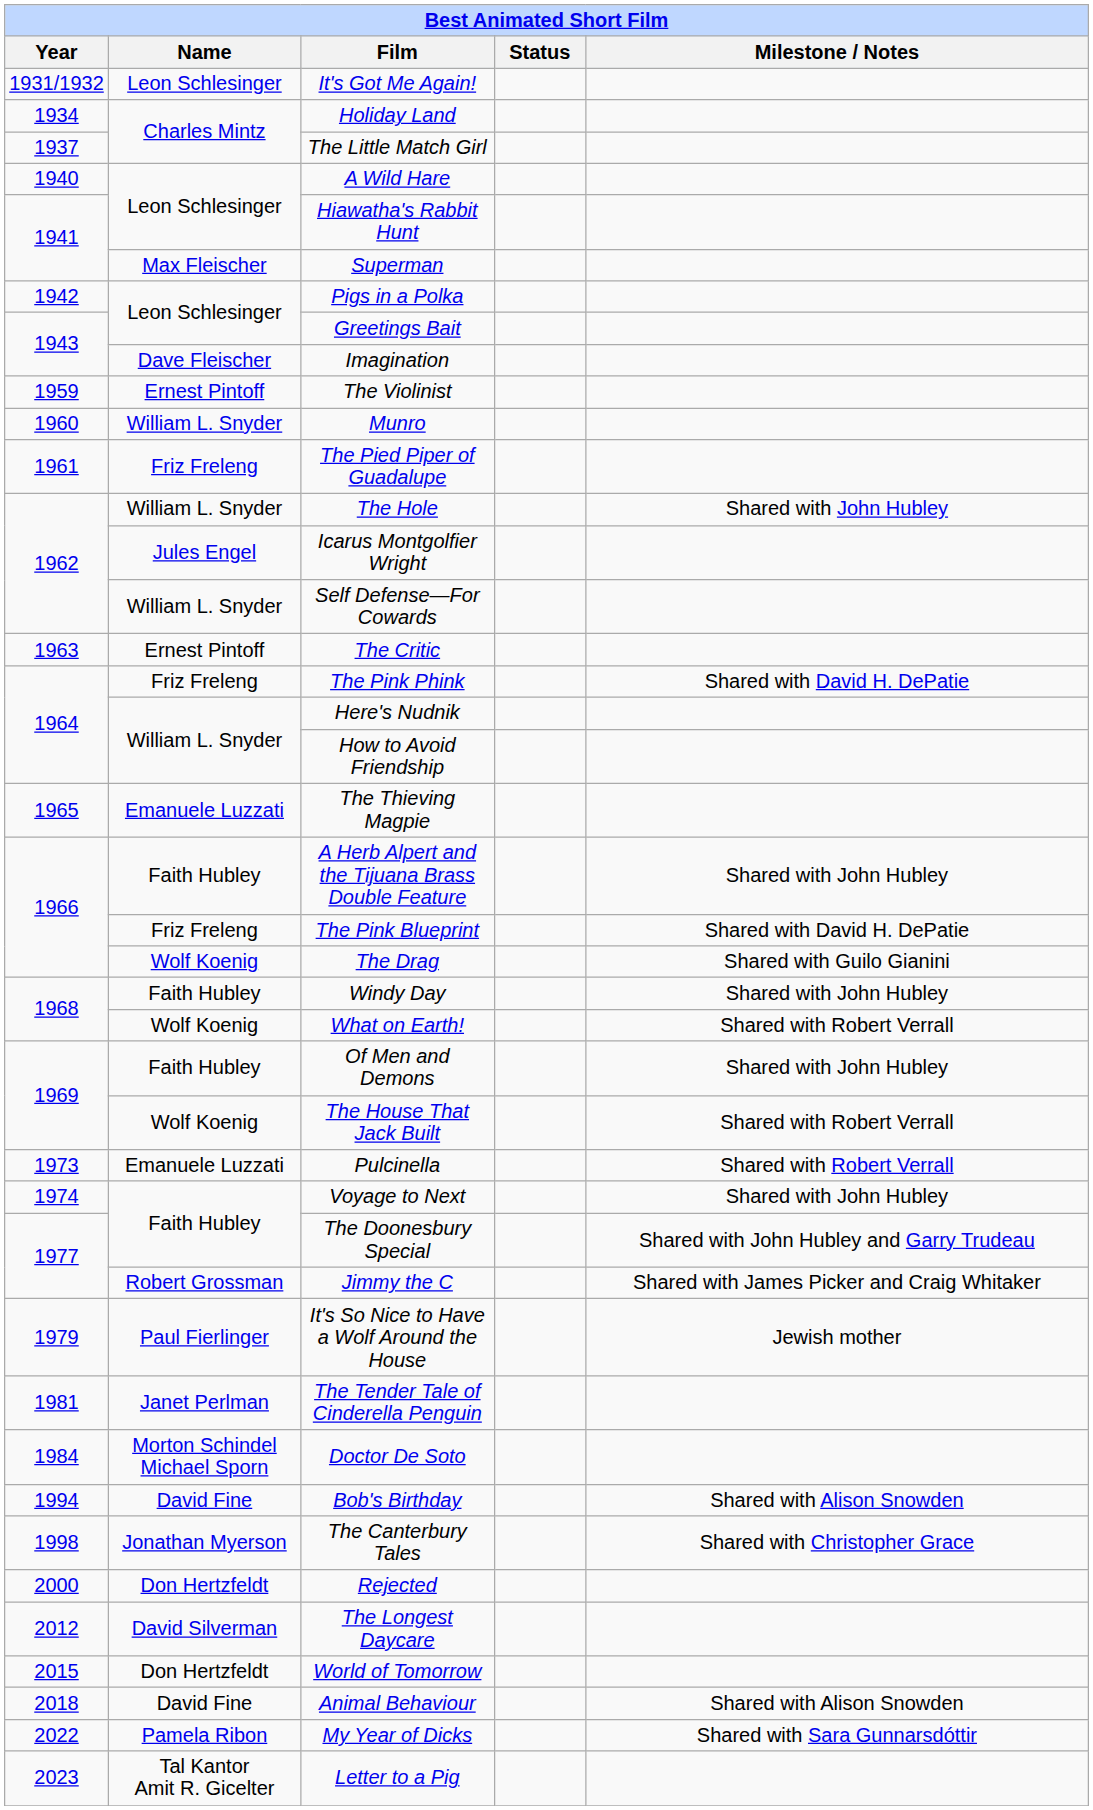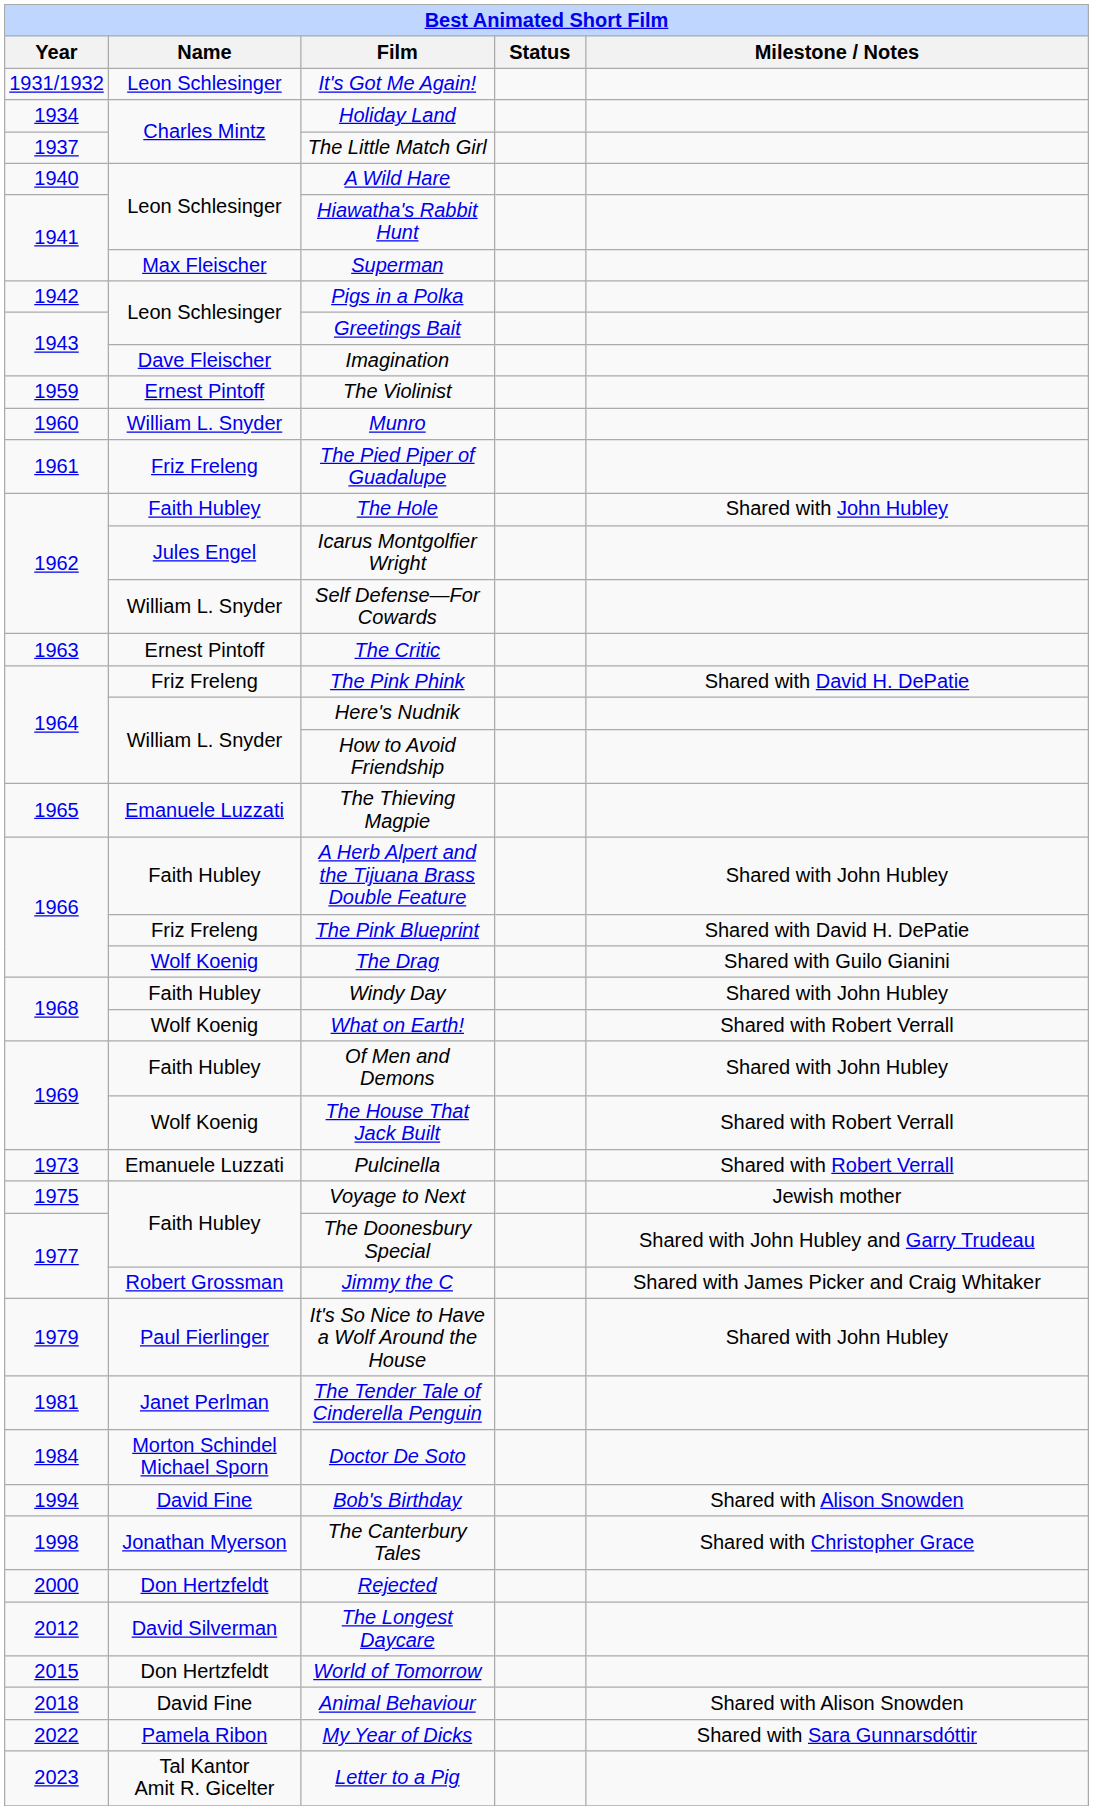(204, 509) William L. Snyder -> (204, 509) Faith Hubley
(56, 1196) 1974 -> (56, 1196) 1975
(837, 1196) Shared with John Hubley -> (837, 1196) Jewish mother
(837, 1337) Jewish mother -> (837, 1337) Shared with John Hubley
